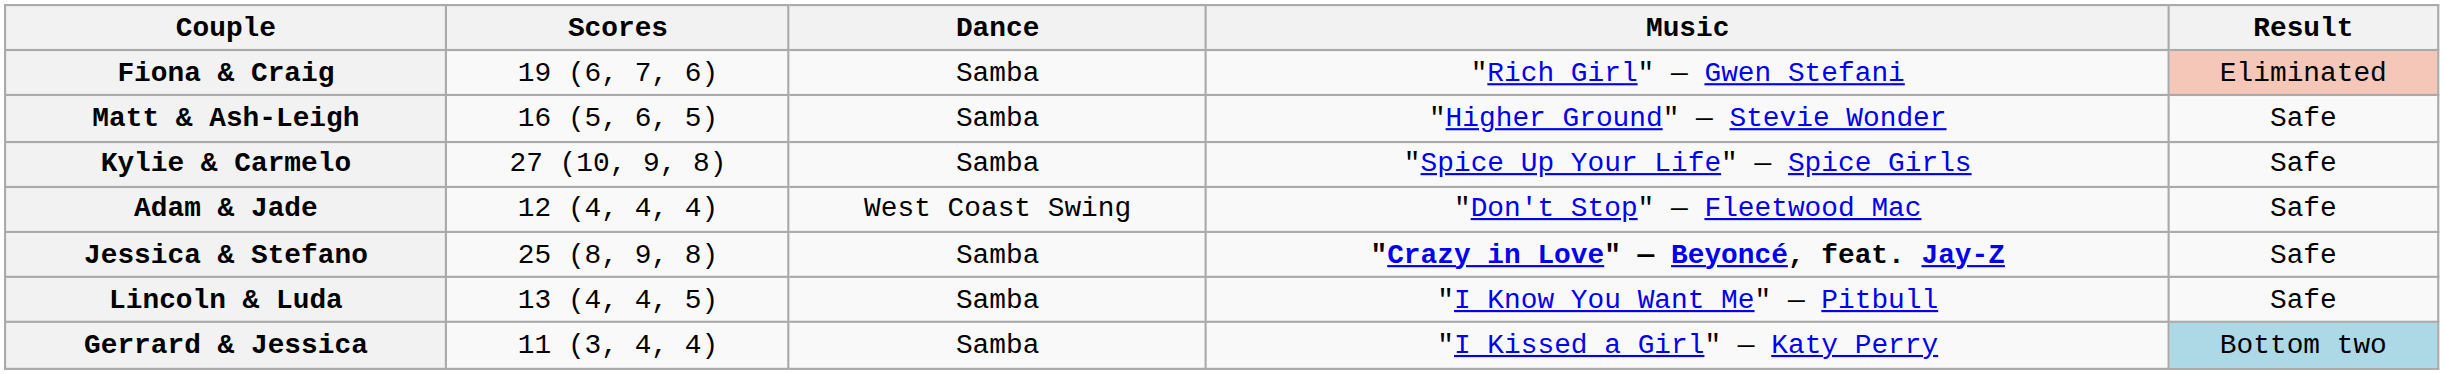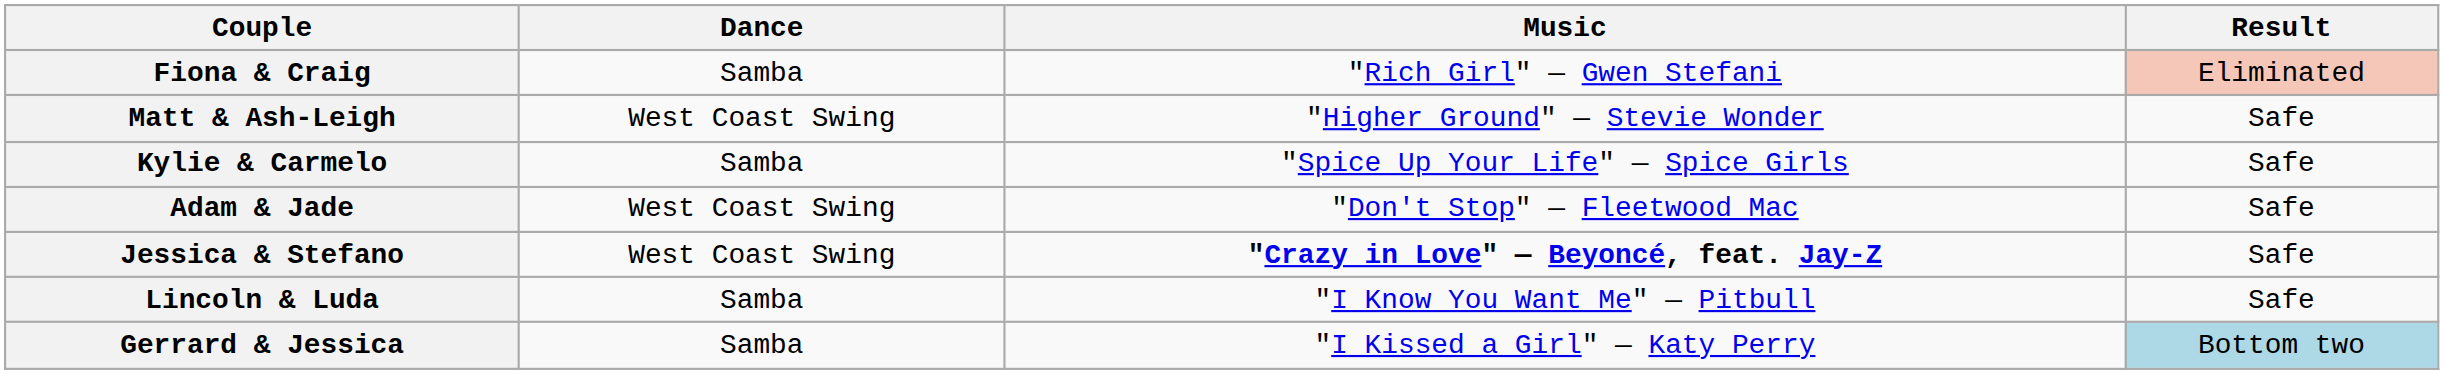- column: (618, 28)
(998, 118) Samba -> (762, 118) West Coast Swing
(998, 254) Samba -> (762, 254) West Coast Swing
